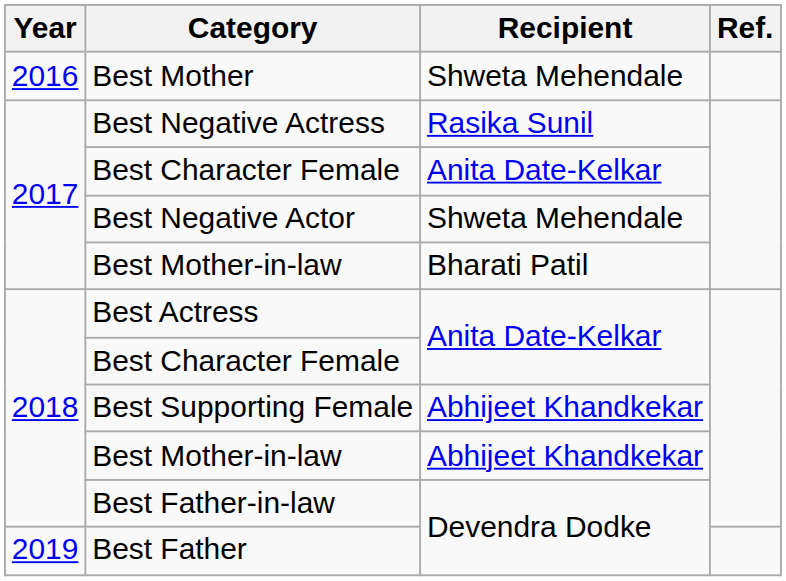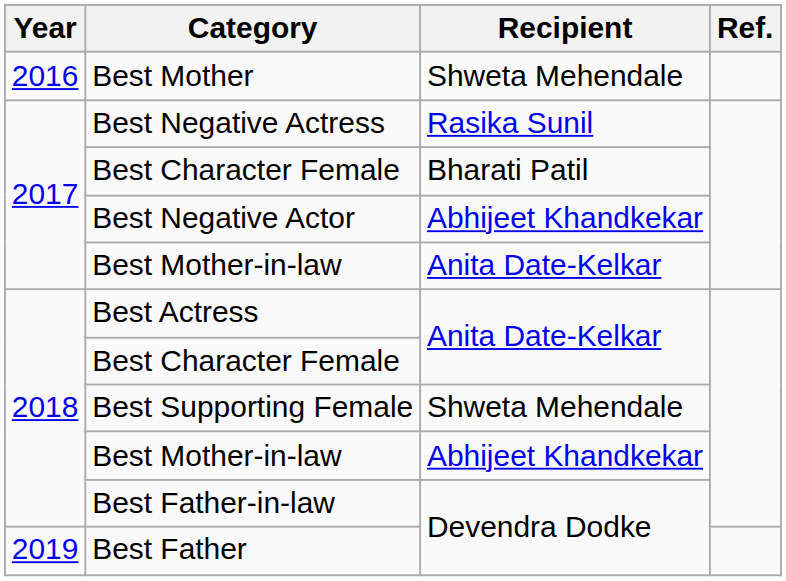(544, 170) Anita Date-Kelkar -> (508, 170) Bharati Patil
(555, 218) Shweta Mehendale -> (565, 218) Abhijeet Khandkekar
(508, 265) Bharati Patil -> (544, 265) Anita Date-Kelkar
(565, 407) Abhijeet Khandkekar -> (555, 407) Shweta Mehendale
